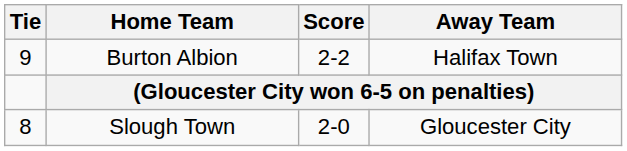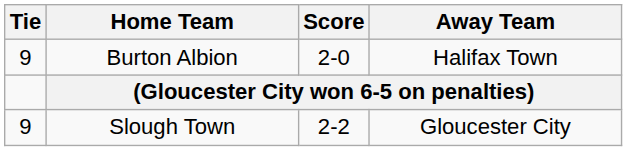(334, 57) 2-2 -> (334, 57) 2-0
(26, 127) 8 -> (26, 127) 9
(334, 127) 2-0 -> (334, 127) 2-2
